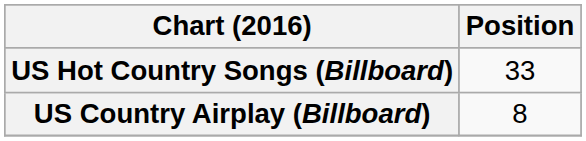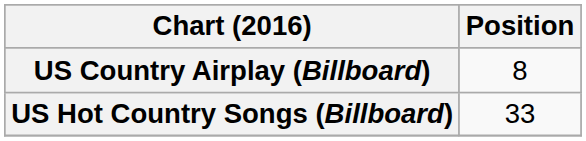rows swapped: (232, 113) <-> (232, 69)
